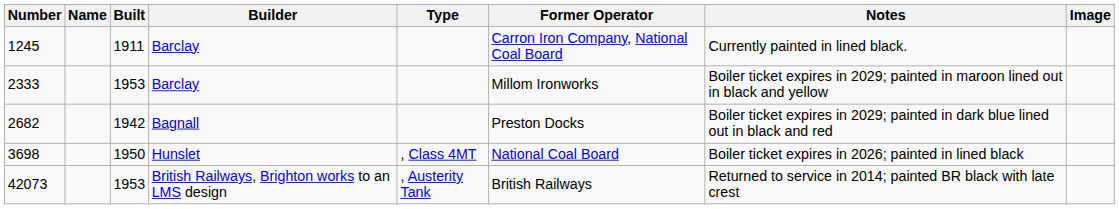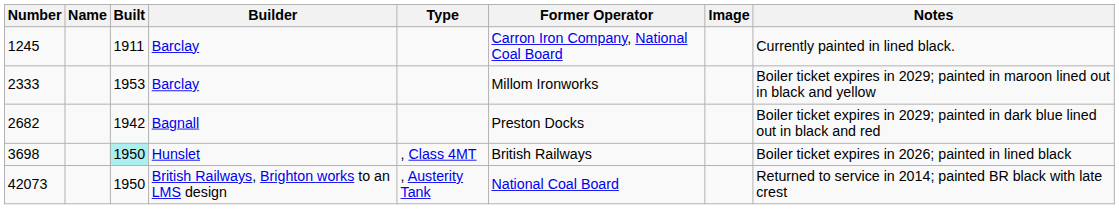columns swapped: (886, 15) <-> (1090, 15)
(129, 154) no background -> (129, 154) paleturquoise background
(555, 154) National Coal Board -> (542, 154) British Railways
(129, 184) 1953 -> (129, 184) 1950
(542, 184) British Railways -> (555, 184) National Coal Board
